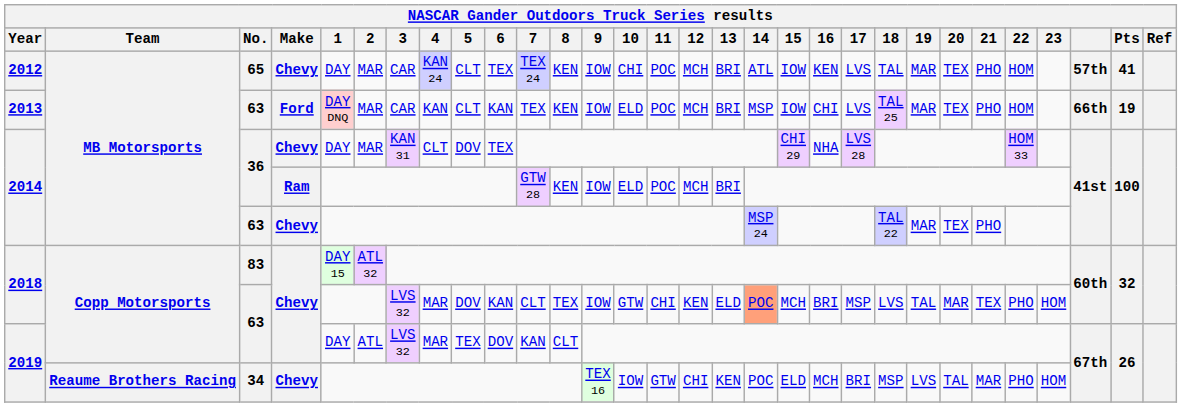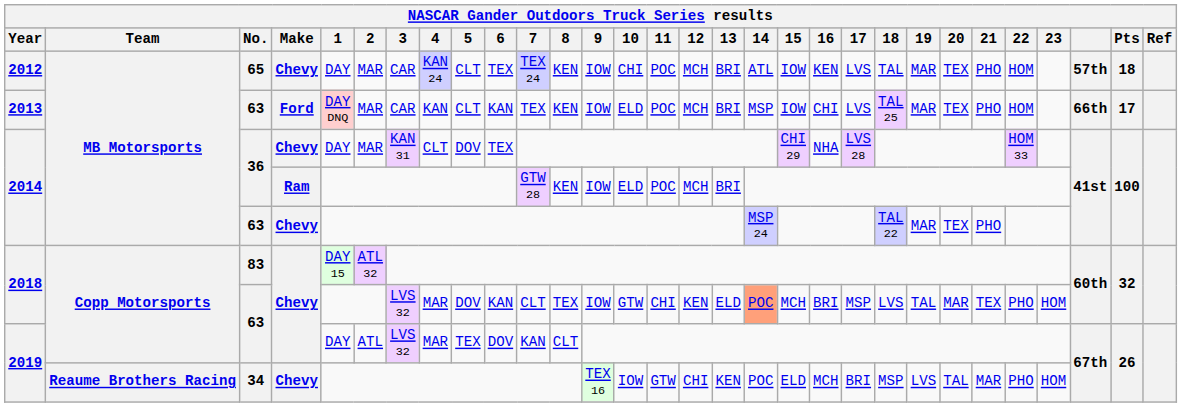(1127, 70) 41 -> (1127, 70) 18
(1127, 109) 19 -> (1127, 109) 17
